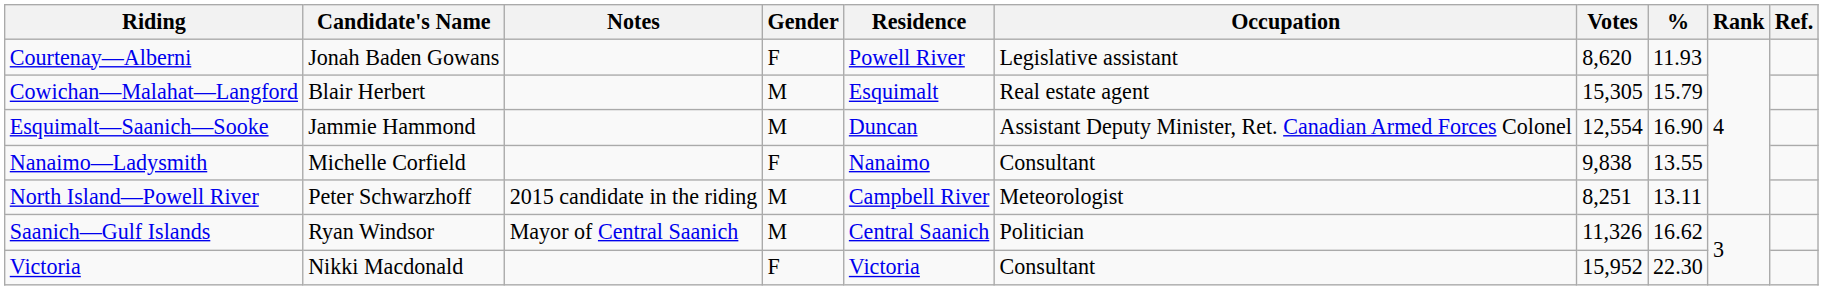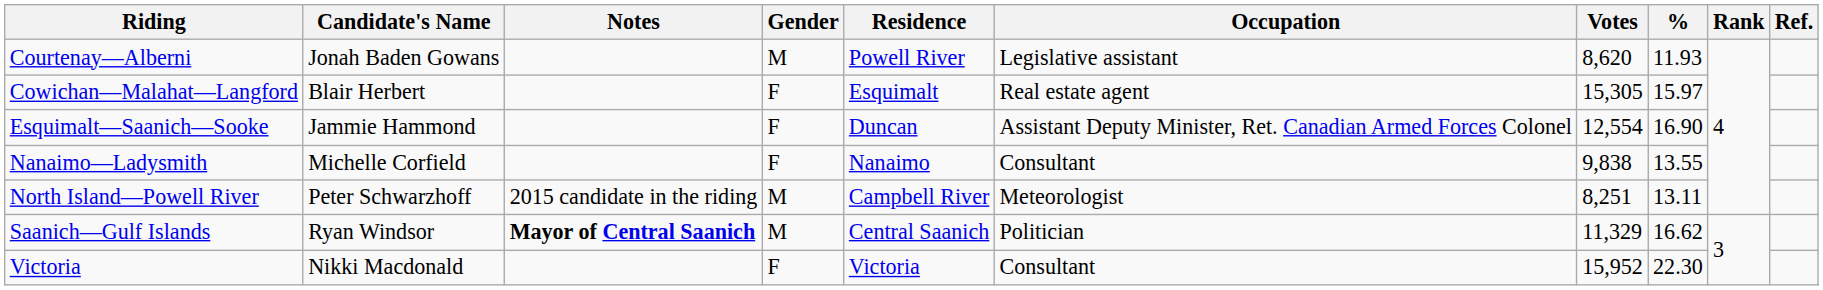(774, 57) F -> (777, 57) M
(777, 92) M -> (774, 92) F
(1678, 92) 15.79 -> (1678, 92) 15.97
(777, 127) M -> (774, 127) F
(624, 232) normal -> (632, 232) bold
(1612, 232) 11,326 -> (1612, 232) 11,329
